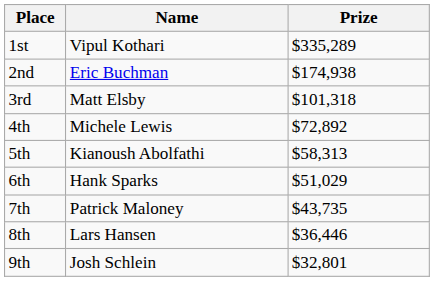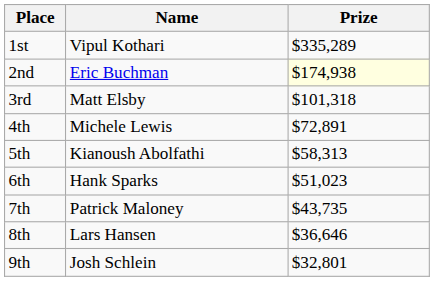(324, 72) no background -> (324, 72) lightyellow background
(320, 126) $72,892 -> (320, 126) $72,891
(320, 180) $51,029 -> (320, 180) $51,023
(320, 235) $36,446 -> (320, 235) $36,646
